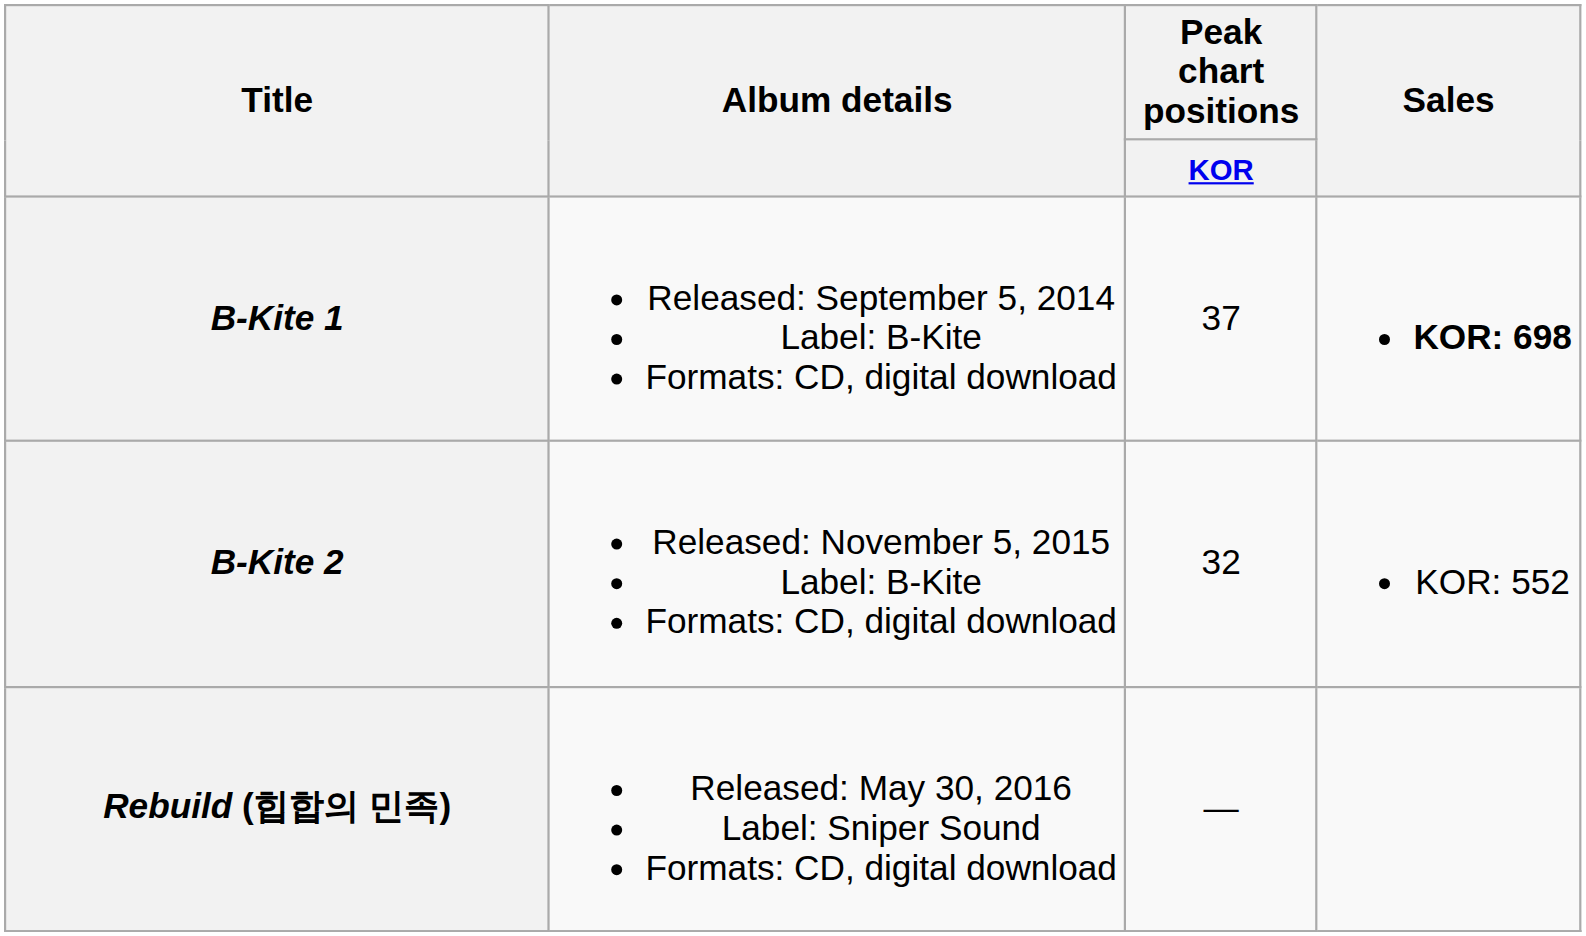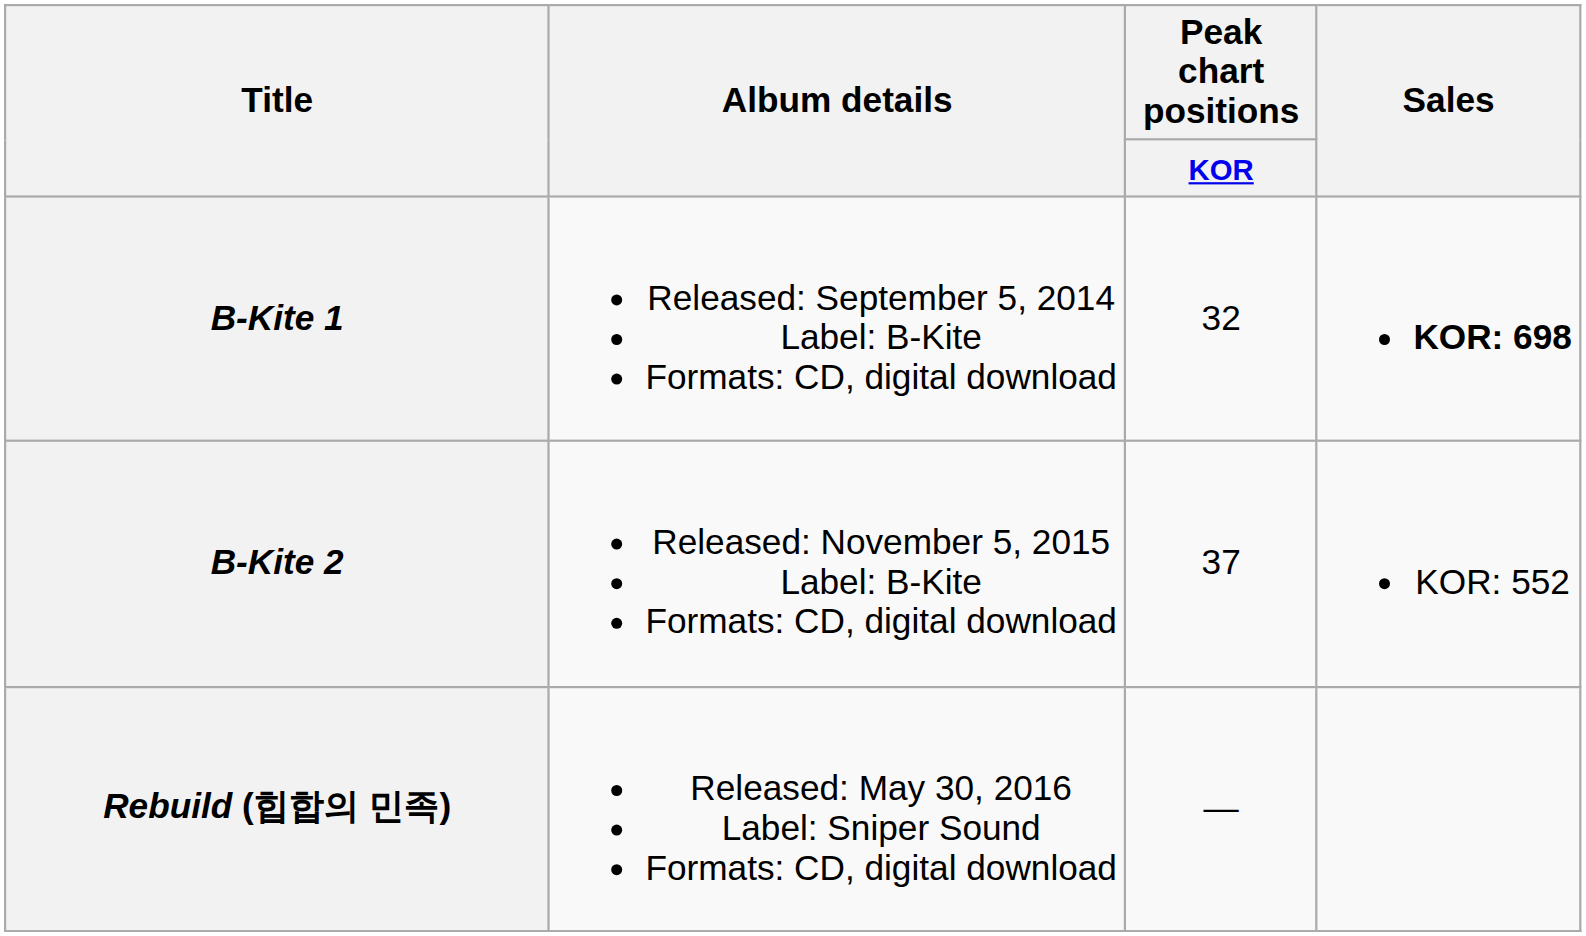(1221, 317) 37 -> (1221, 317) 32
(1221, 562) 32 -> (1221, 562) 37
